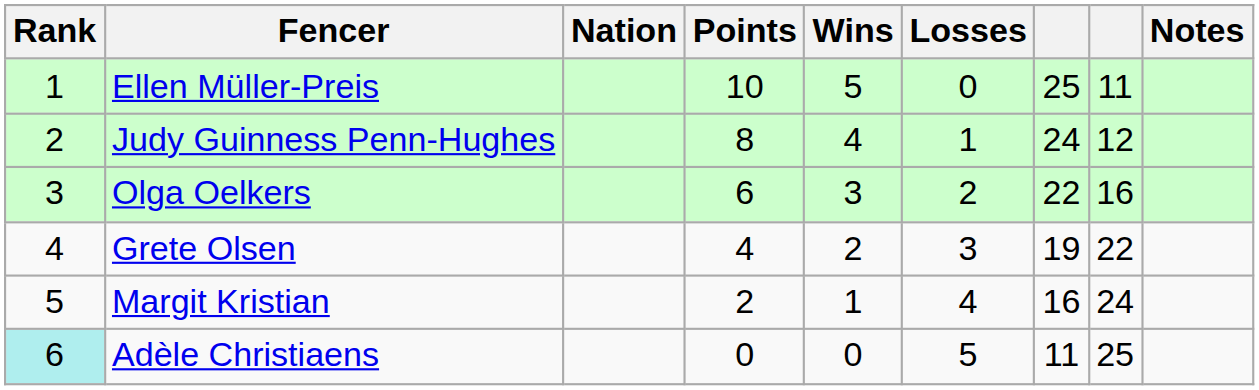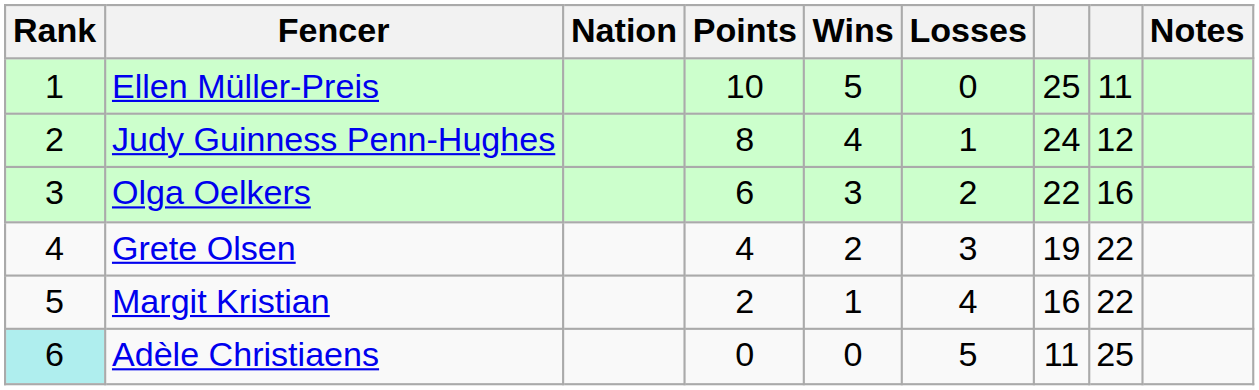(1115, 301) 24 -> (1115, 301) 22
